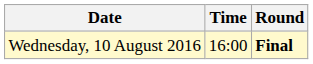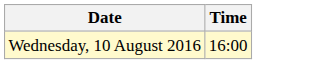- column: (280, 17)
